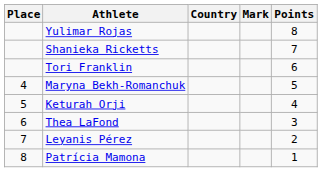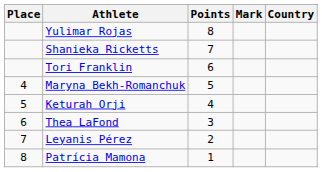columns swapped: (214, 13) <-> (294, 13)
